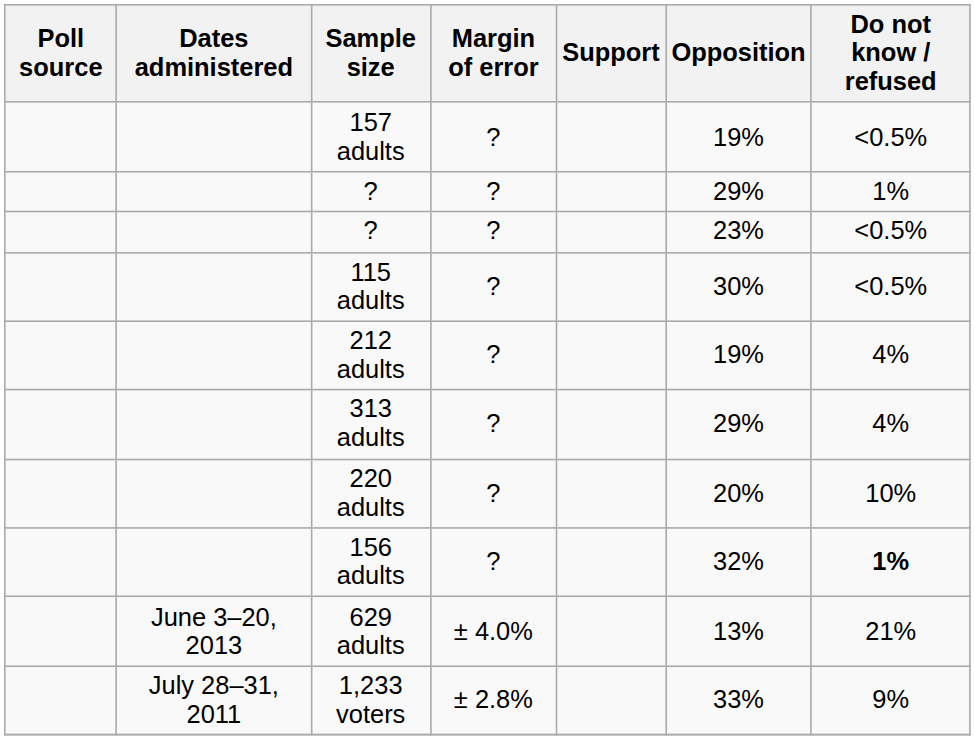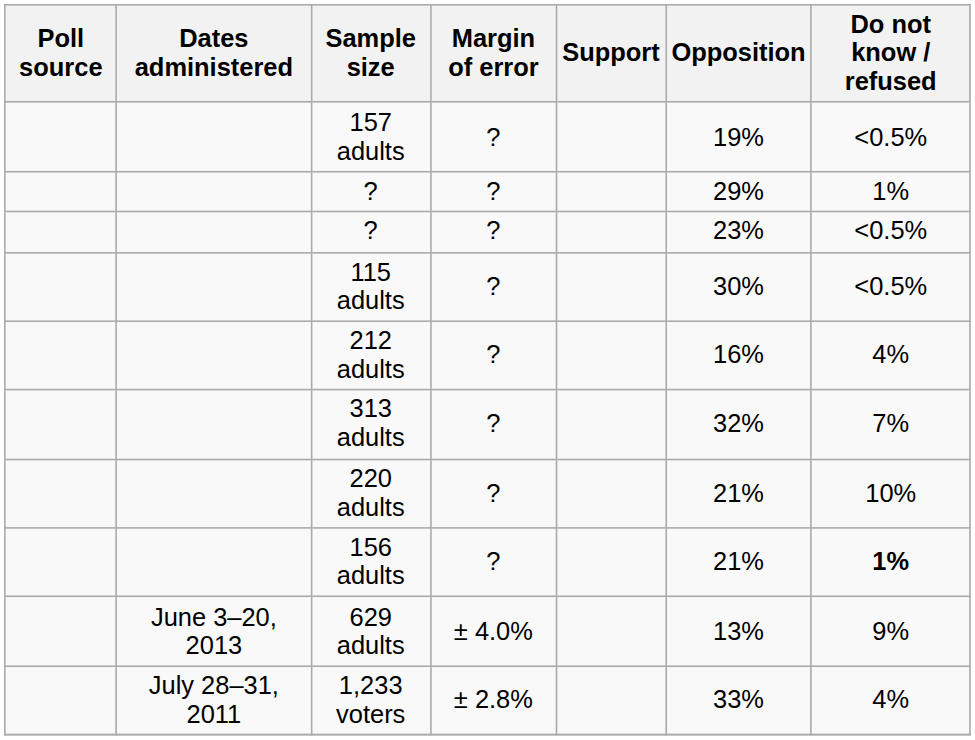(739, 355) 19% -> (739, 355) 16%
(739, 424) 29% -> (739, 424) 32%
(891, 424) 4% -> (891, 424) 7%
(739, 493) 20% -> (739, 493) 21%
(739, 562) 32% -> (739, 562) 21%
(891, 631) 21% -> (891, 631) 9%
(891, 700) 9% -> (891, 700) 4%
